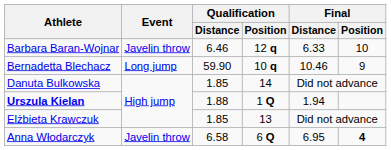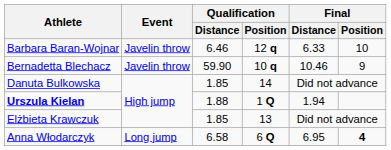(151, 66) Long jump -> (157, 66) Javelin throw
(157, 137) Javelin throw -> (151, 137) Long jump
